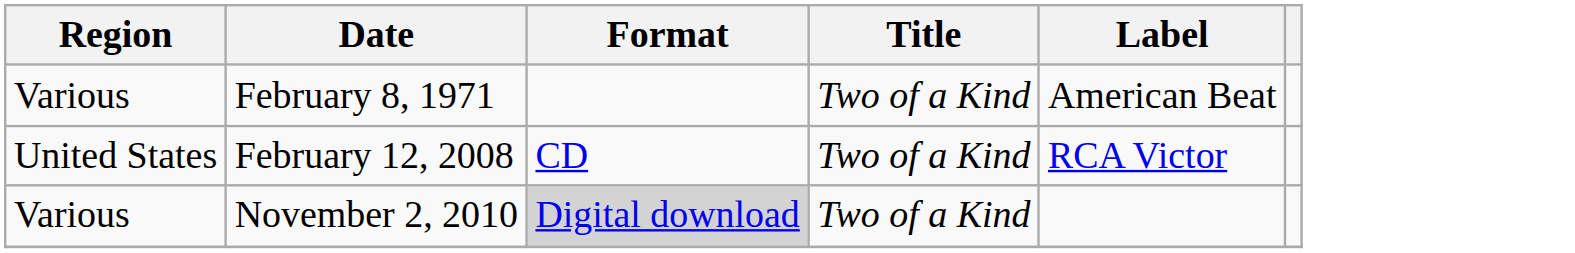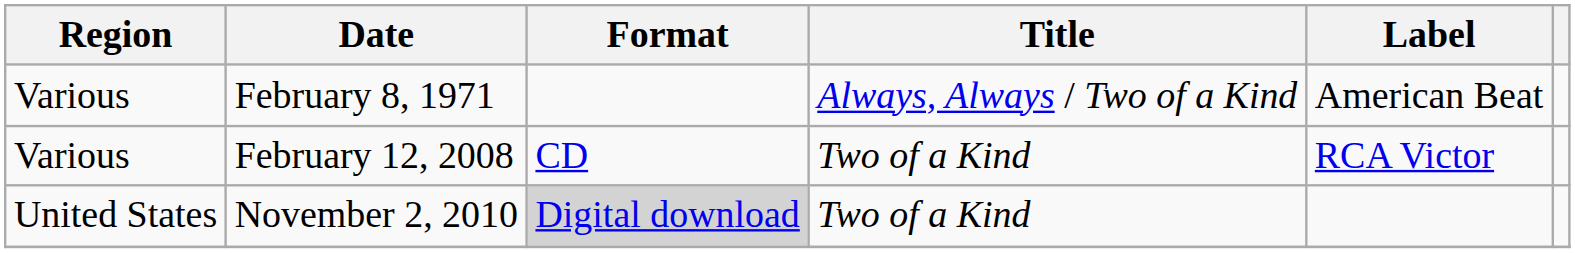(924, 94) Two of a Kind -> (1057, 94) Always, Always / Two of a Kind
(116, 154) United States -> (72, 154) Various
(72, 214) Various -> (116, 214) United States
